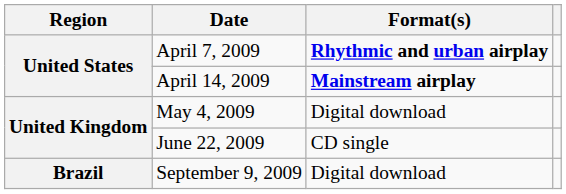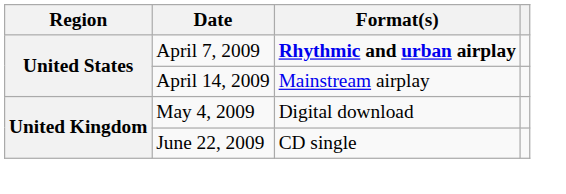(393, 81) bold -> (354, 81) normal
- row: (229, 173)
